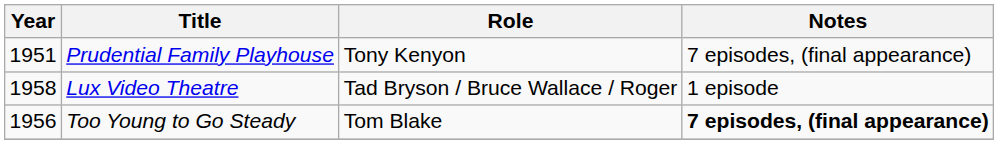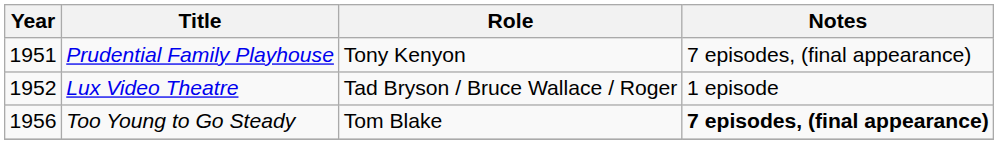(33, 88) 1958 -> (33, 88) 1952
